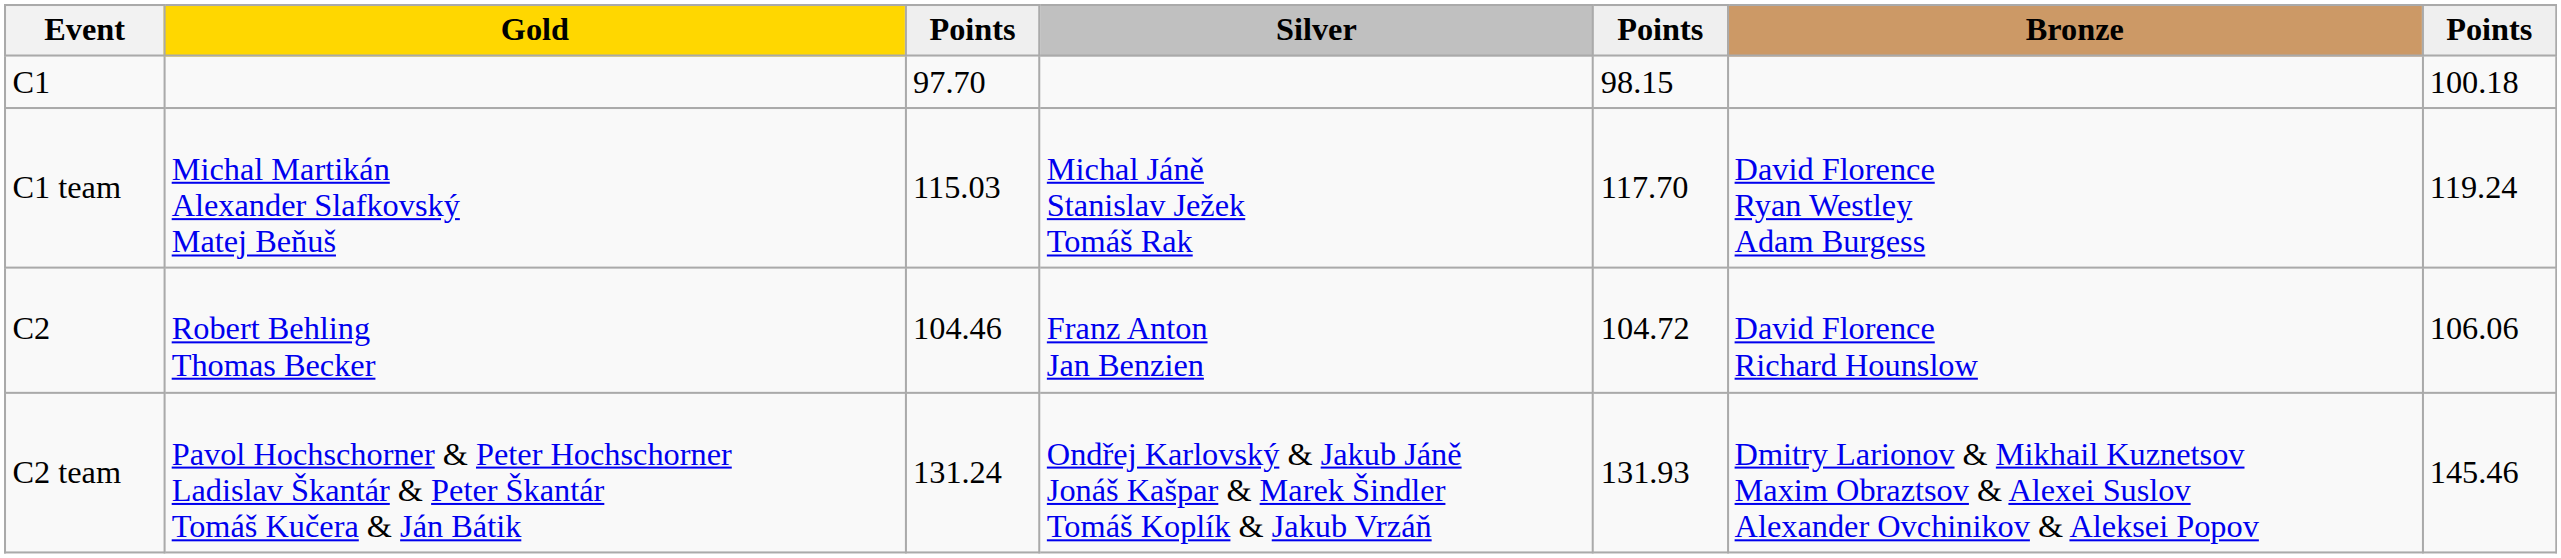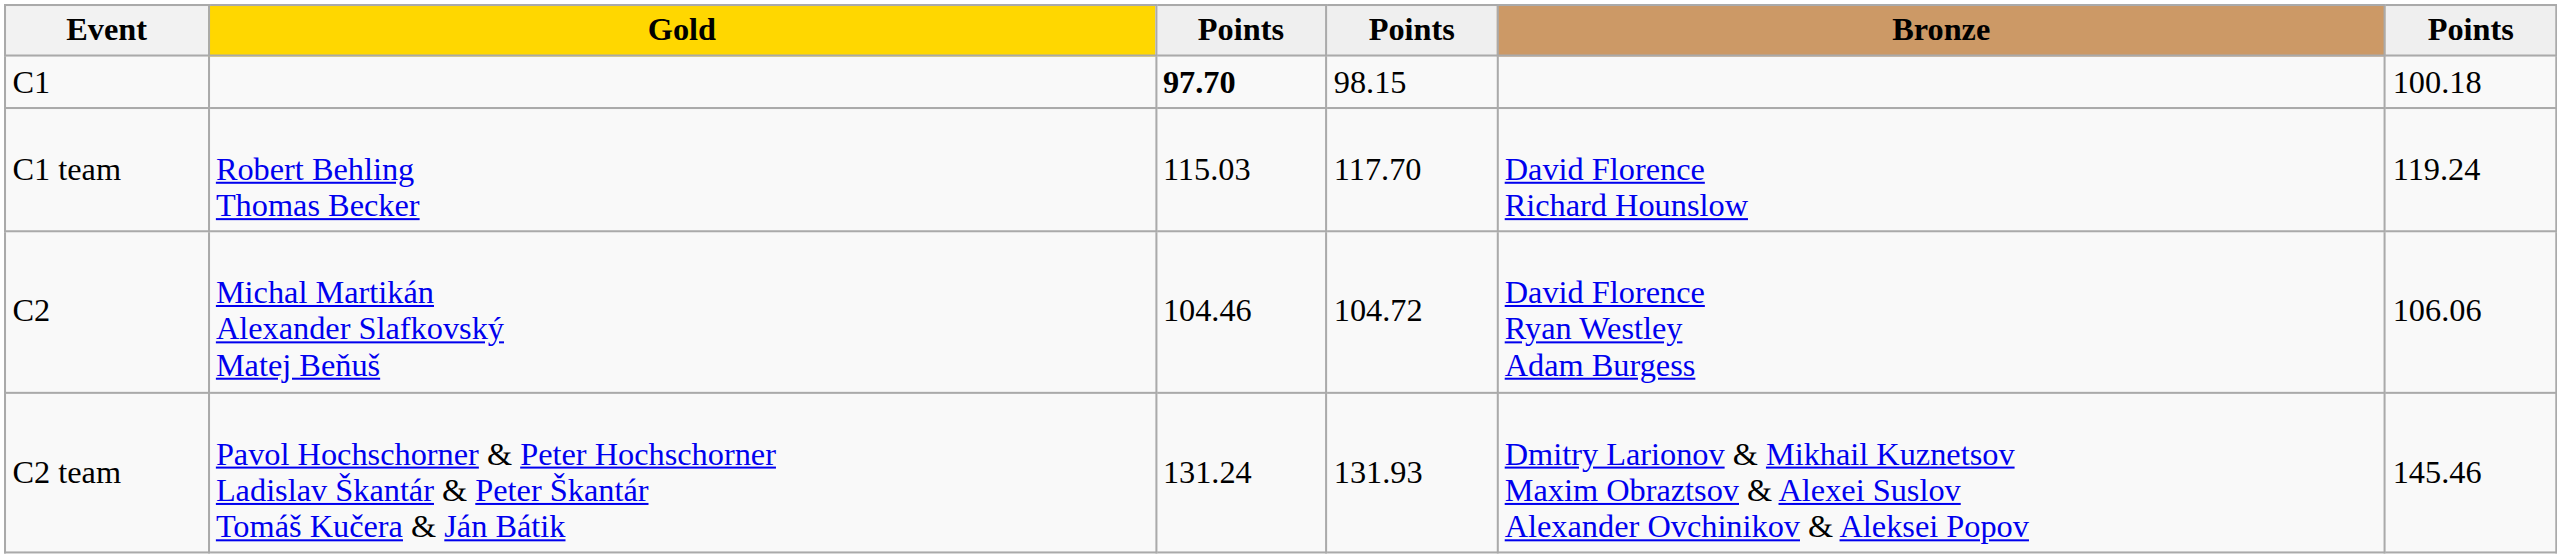- column: (1316, 30)
(949, 81) normal -> (1199, 81) bold
(316, 205) Michal Martikán Alexander Slafkovský Matej Beňuš -> (318, 187) Robert Behling Thomas Becker
(1835, 205) David Florence Ryan Westley Adam Burgess -> (1626, 187) David Florence Richard Hounslow
(274, 347) Robert Behling Thomas Becker -> (360, 329) Michal Martikán Alexander Slafkovský Matej Beňuš
(1856, 347) David Florence Richard Hounslow -> (1605, 329) David Florence Ryan Westley Adam Burgess
